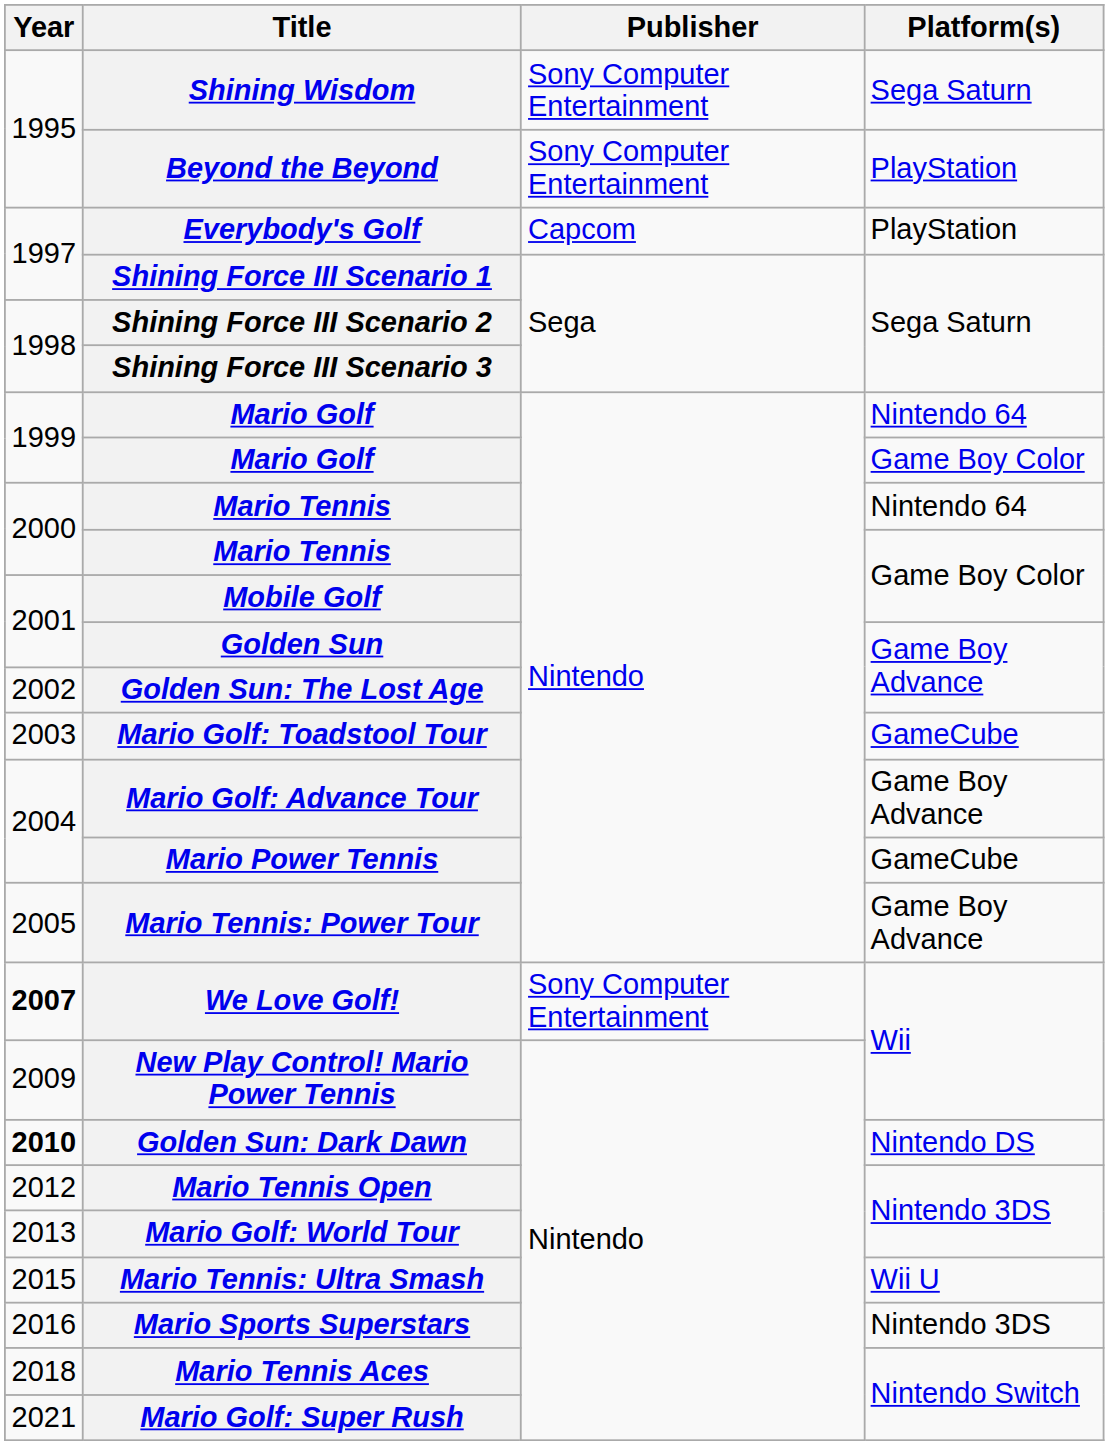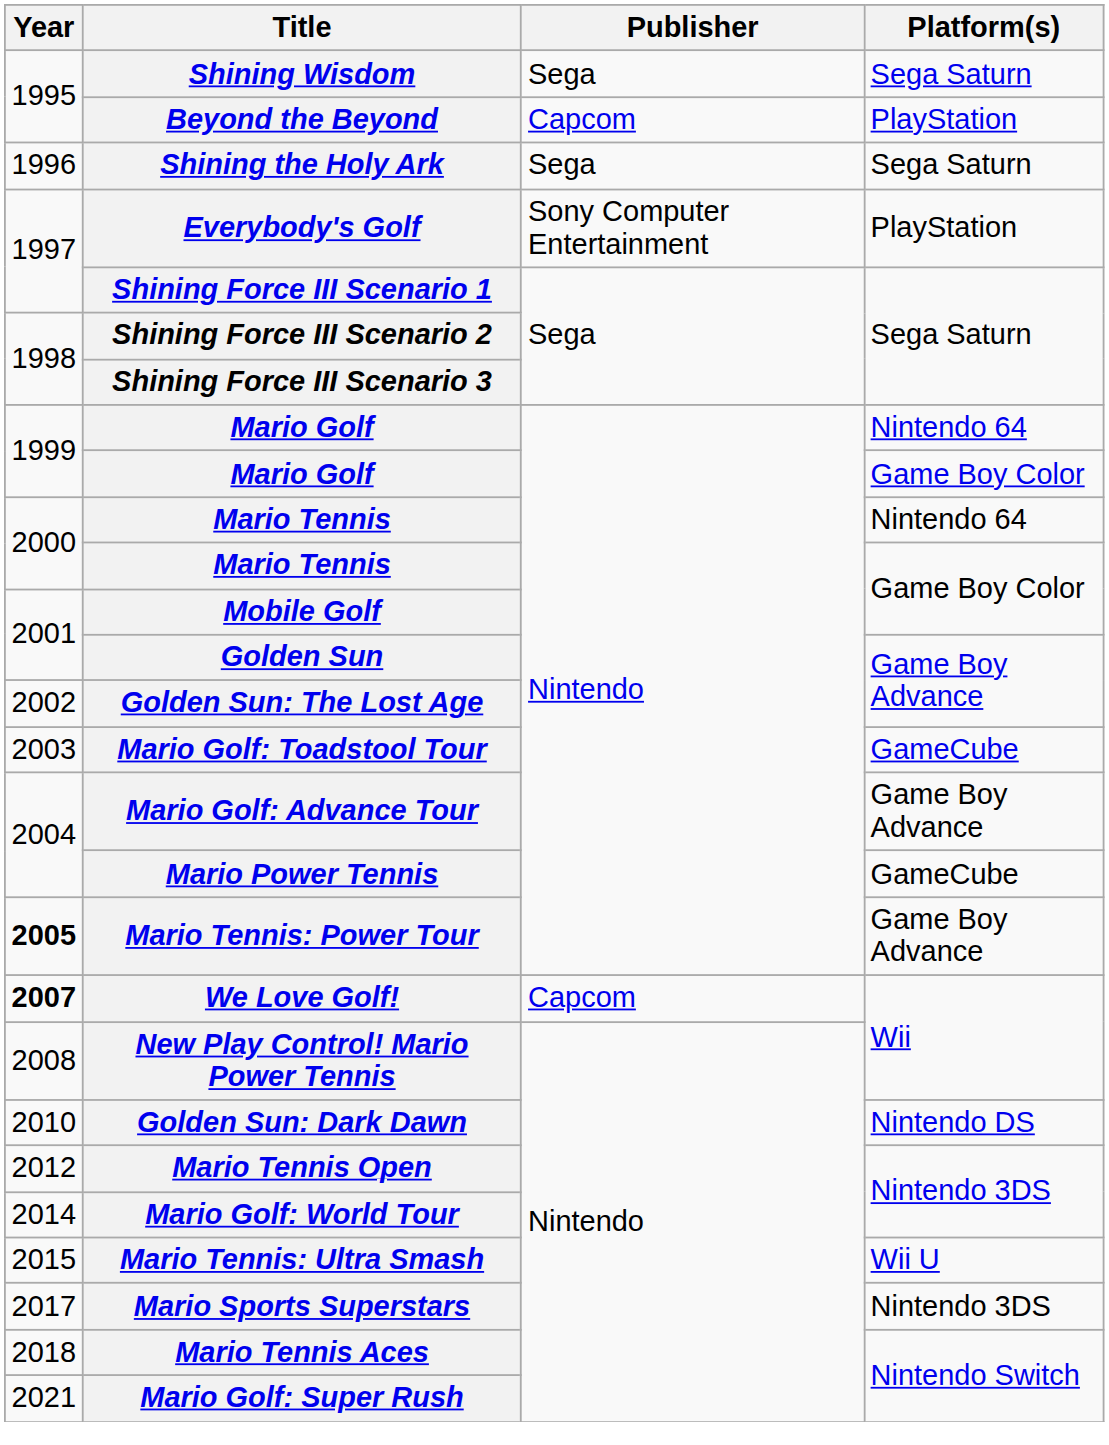(629, 89) Sony Computer Entertainment -> (562, 73) Sega
(629, 168) Sony Computer Entertainment -> (582, 119) Capcom
+ row: (302, 165)
(582, 230) Capcom -> (629, 227) Sony Computer Entertainment
(44, 922) normal -> (44, 935) bold
(629, 1000) Sony Computer Entertainment -> (582, 997) Capcom
(44, 1079) 2009 -> (44, 1060) 2008
(44, 1141) bold -> (44, 1122) normal
(44, 1233) 2013 -> (44, 1214) 2014
(44, 1325) 2016 -> (44, 1306) 2017
